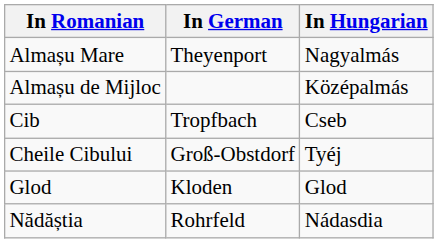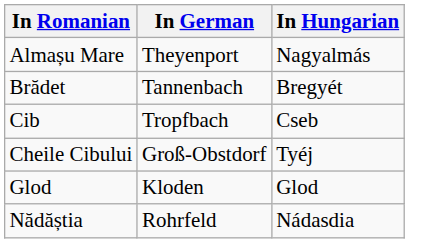- row: (85, 87)
+ row: (37, 87)
